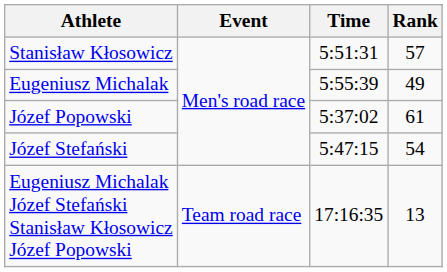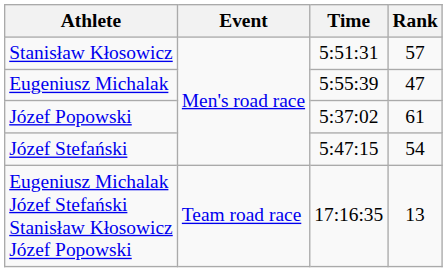(415, 85) 49 -> (415, 85) 47
